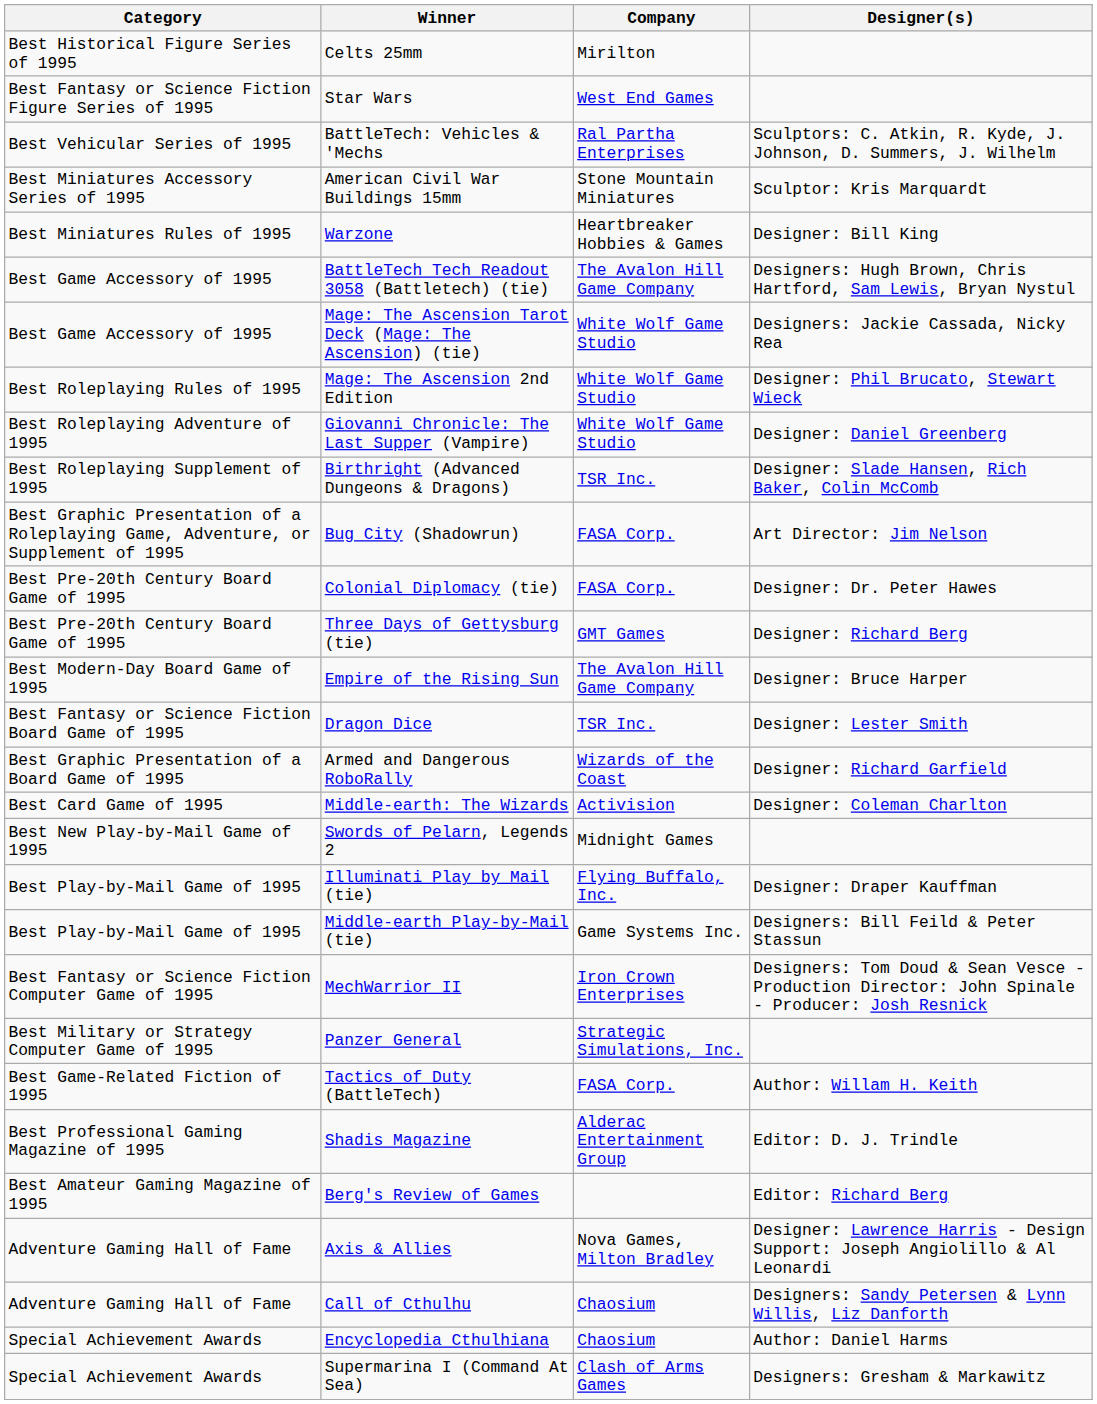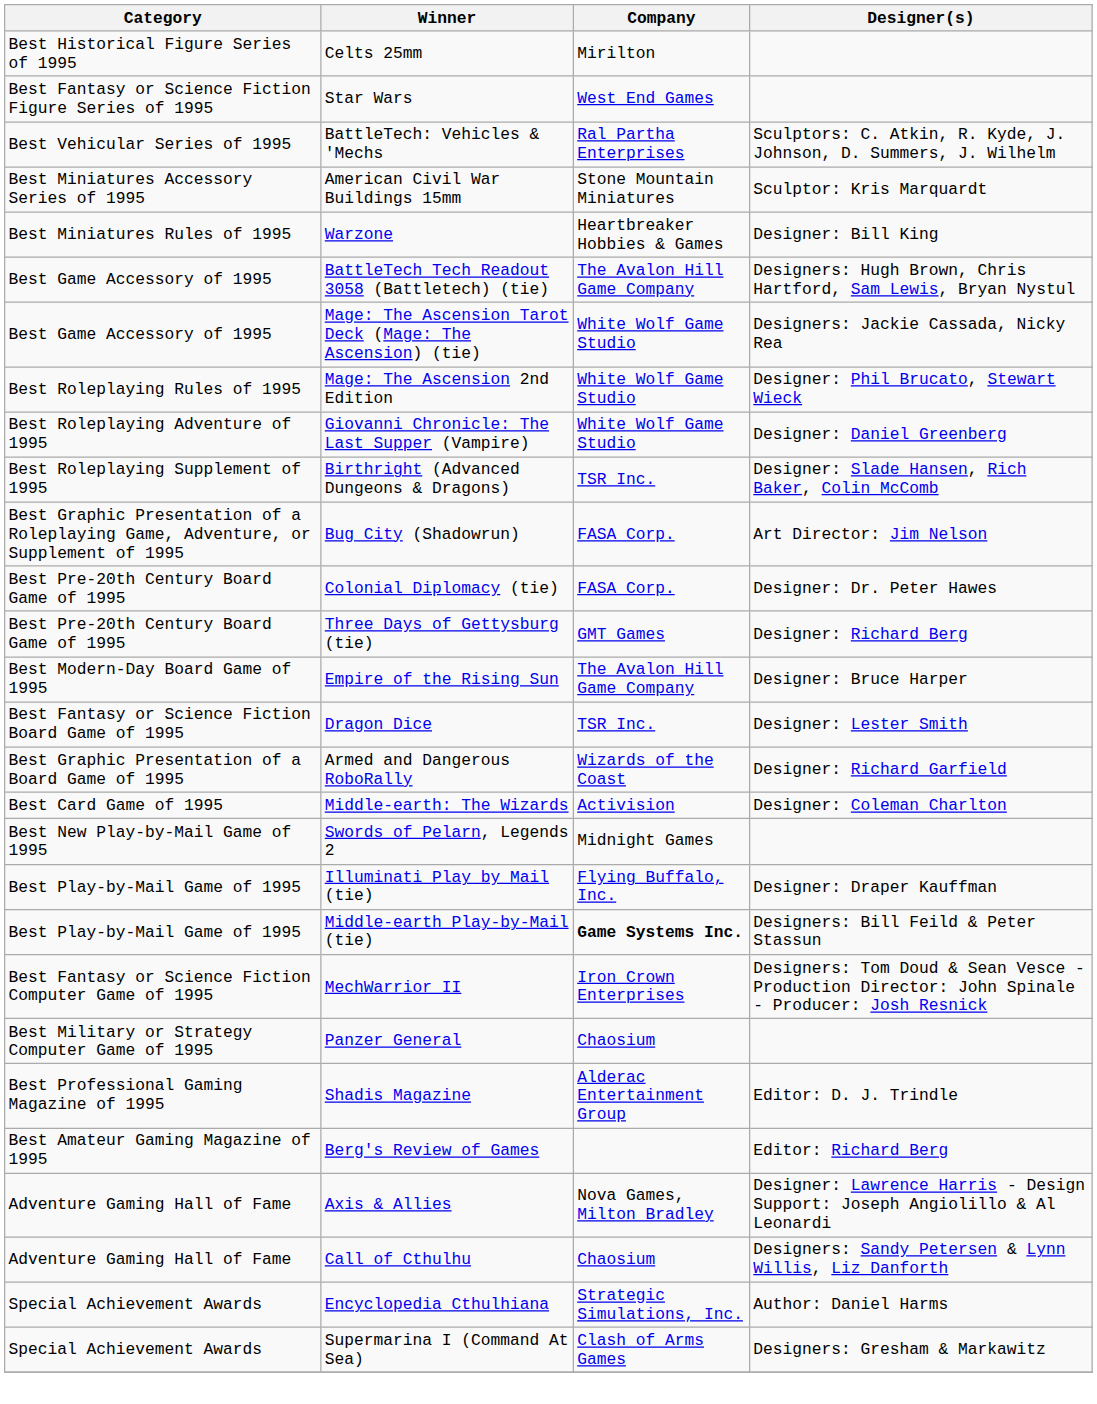(660, 932) normal -> (660, 932) bold
(660, 1041) Strategic Simulations, Inc. -> (616, 1041) Chaosium
- row: (398, 1086)
(616, 1341) Chaosium -> (660, 1305) Strategic Simulations, Inc.
